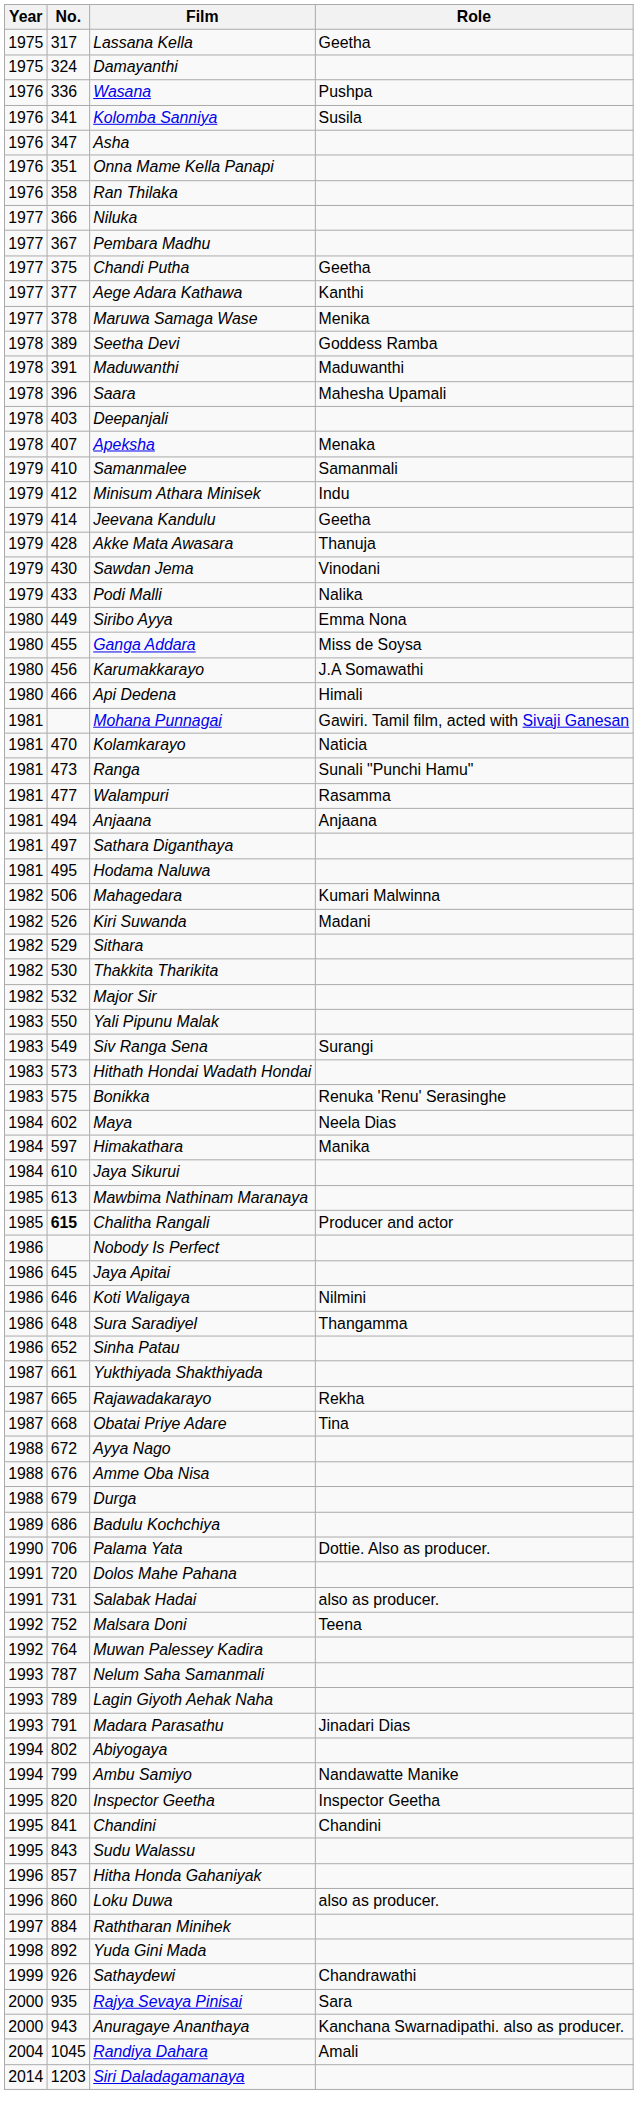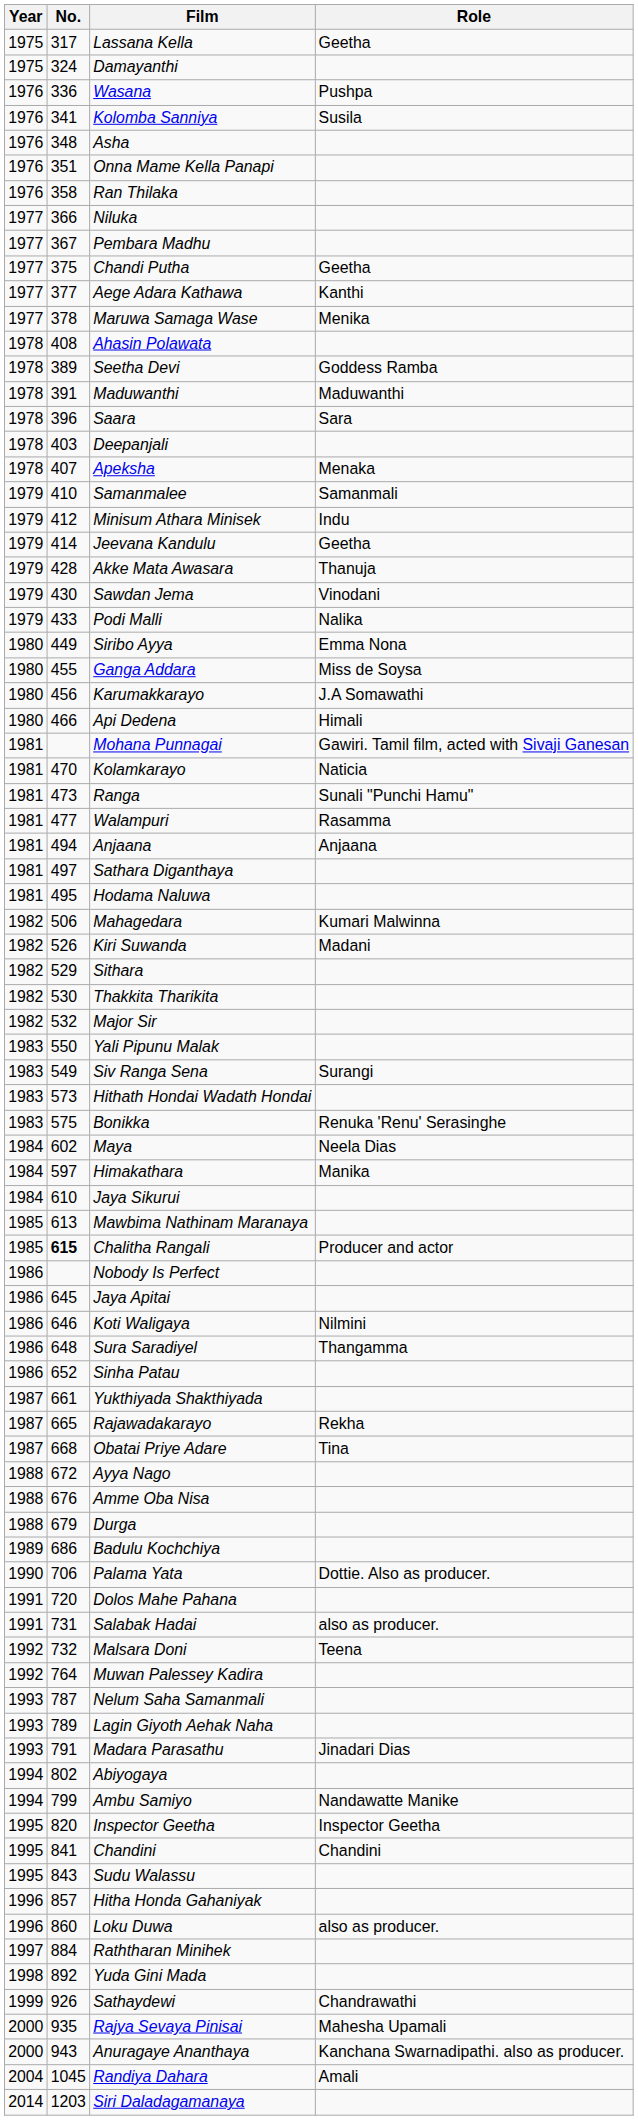(64, 142) 347 -> (64, 142) 348
+ row: (152, 343)
(382, 393) Mahesha Upamali -> (335, 419) Sara
(64, 1624) 752 -> (64, 1649) 732
(335, 2001) Sara -> (382, 2026) Mahesha Upamali
